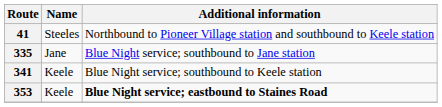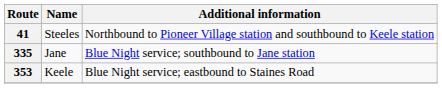- row: (23, 72)
(206, 92) bold -> (200, 72) normal
